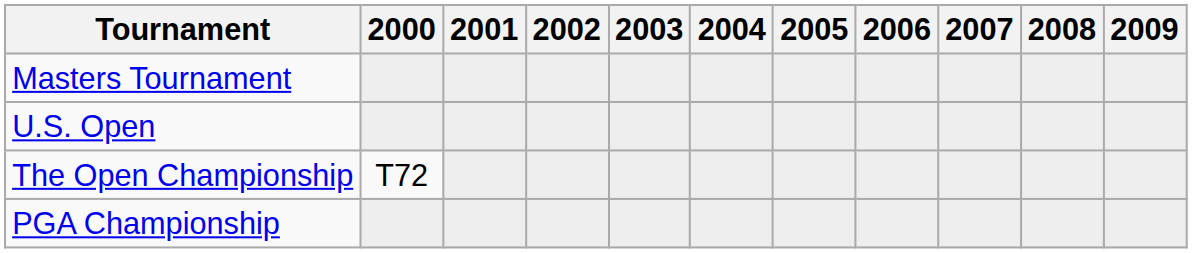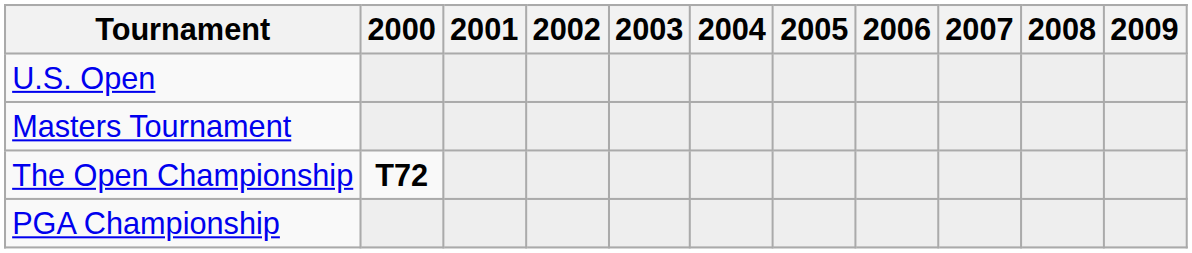rows swapped: (152, 78) <-> (84, 127)
(402, 175) normal -> (402, 175) bold
